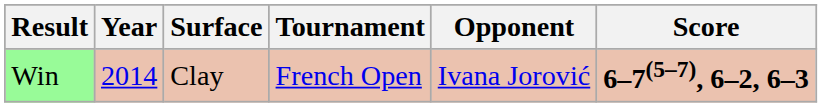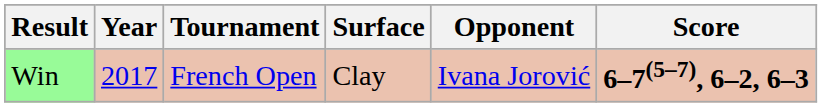columns swapped: (350, 26) <-> (216, 26)
(129, 75) 2014 -> (129, 75) 2017
